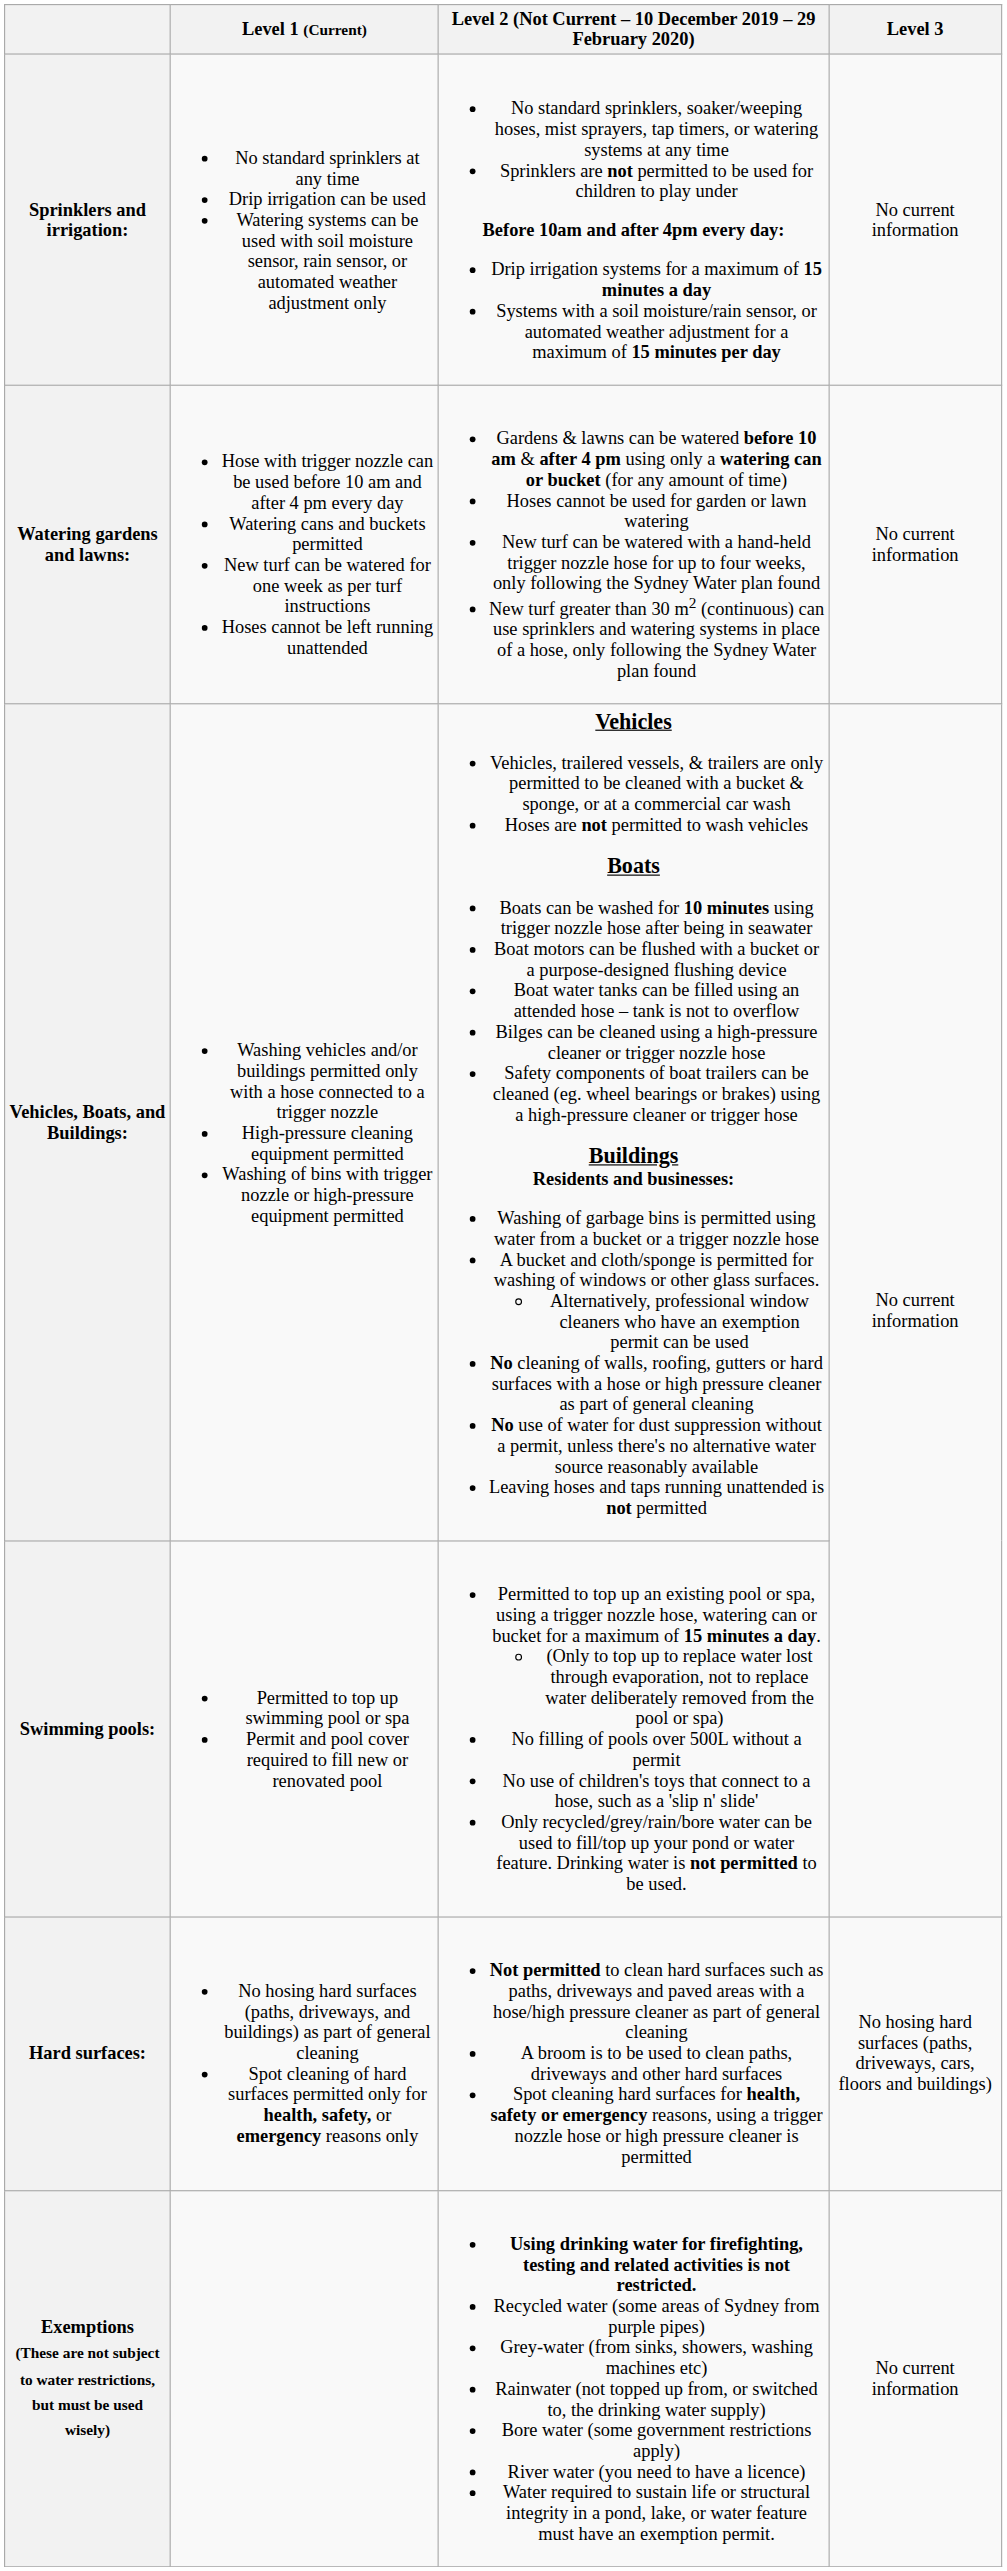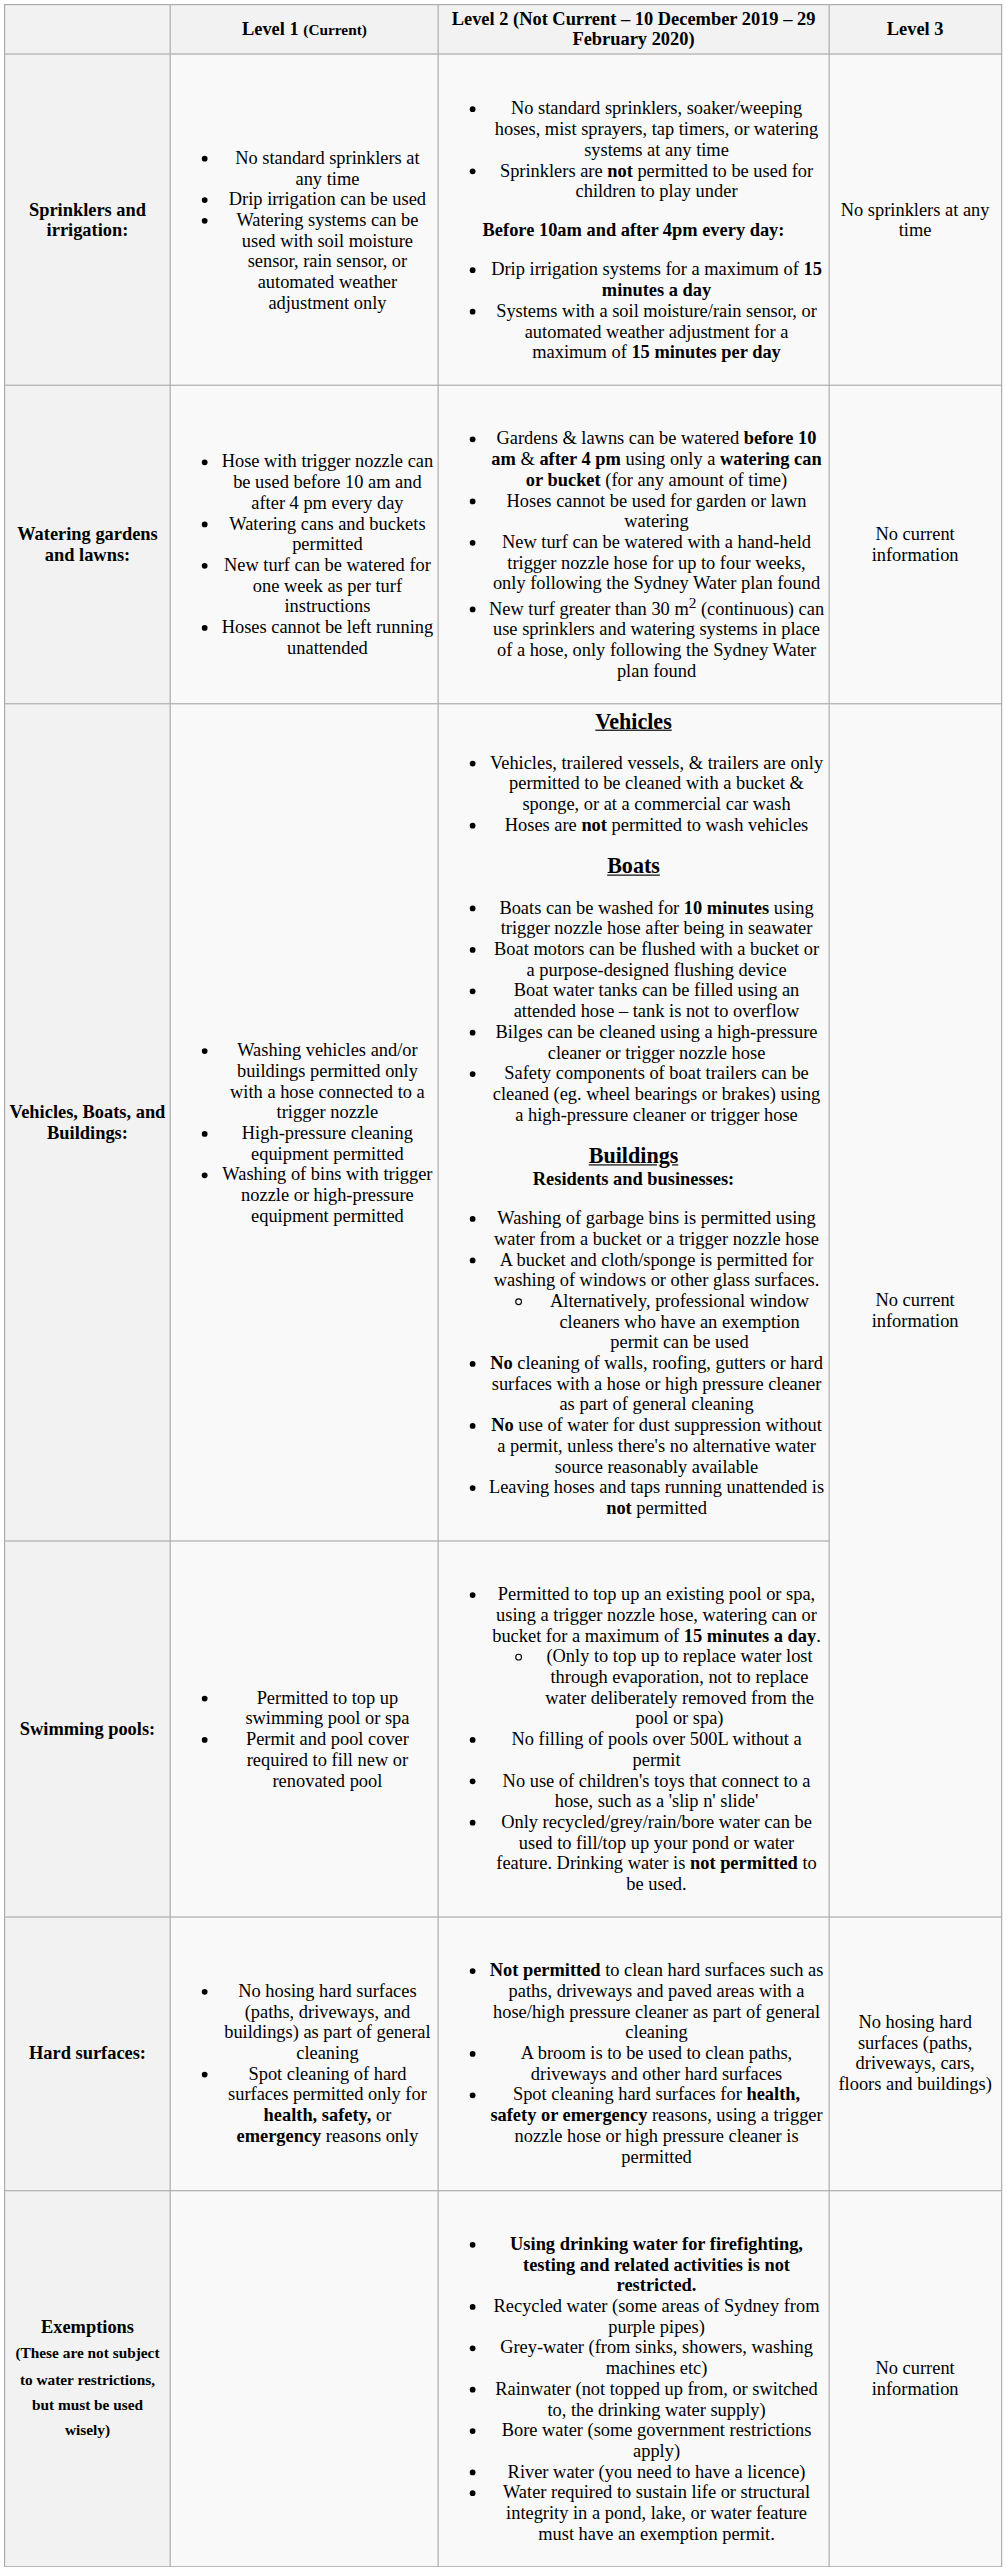(915, 219) No current information -> (915, 219) No sprinklers at any time
